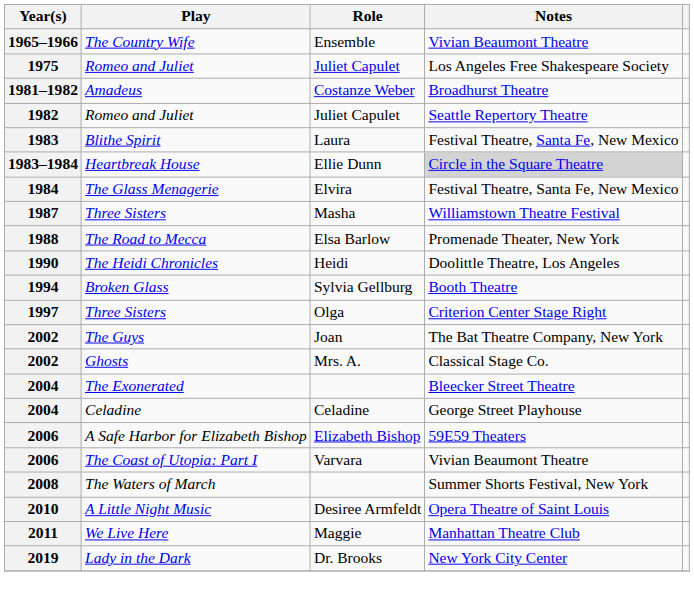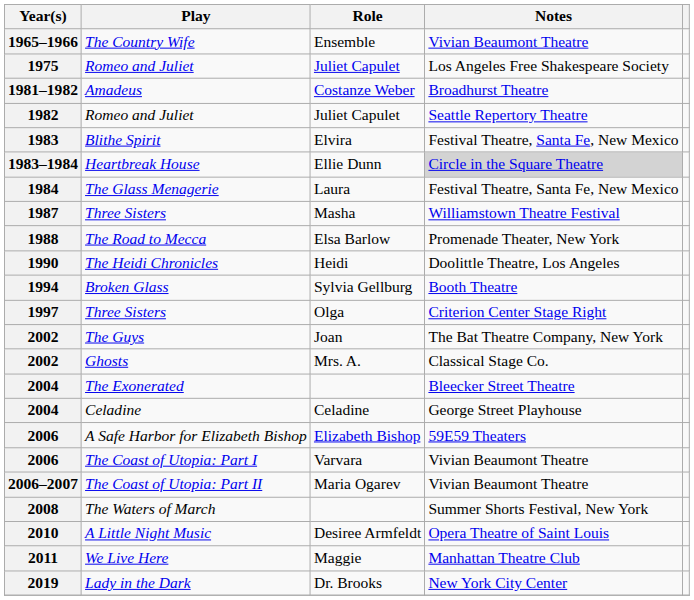(332, 139) Laura -> (333, 139) Elvira
(333, 189) Elvira -> (332, 189) Laura
+ row: (43, 484)
